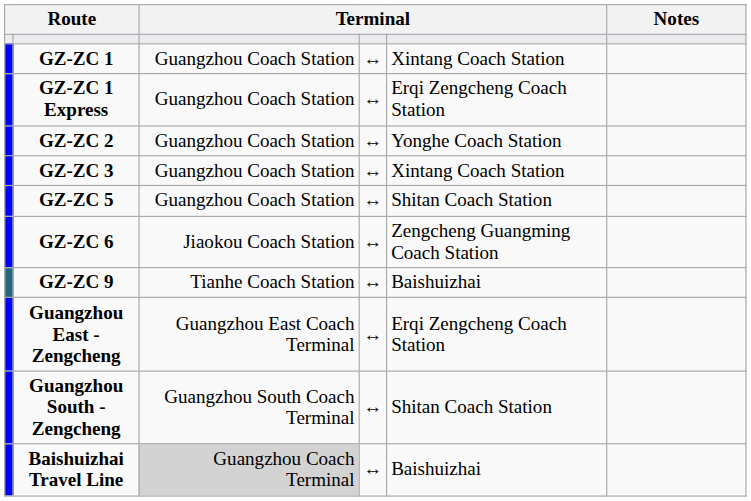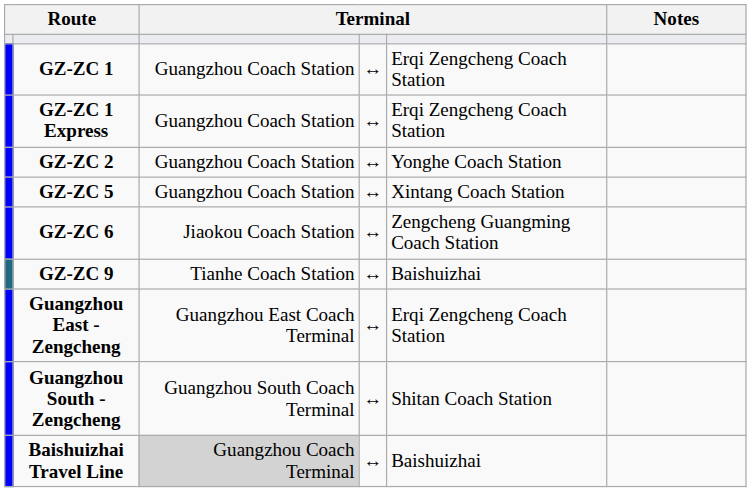(478, 58) Xintang Coach Station -> (479, 69) Erqi Zengcheng Coach Station
- row: (76, 170)
(472, 200) Shitan Coach Station -> (478, 191) Xintang Coach Station
